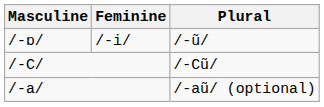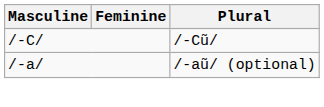- row: (191, 41)
